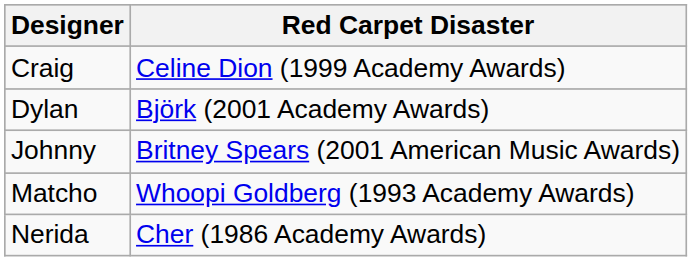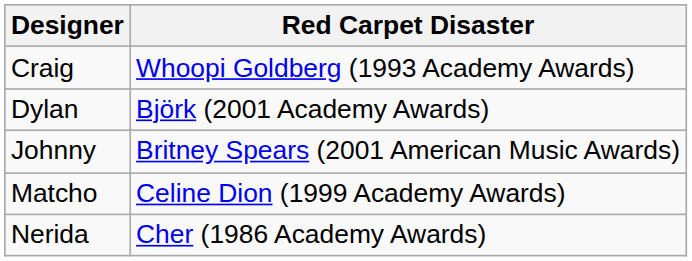(351, 67) Celine Dion (1999 Academy Awards) -> (385, 67) Whoopi Goldberg (1993 Academy Awards)
(385, 192) Whoopi Goldberg (1993 Academy Awards) -> (351, 192) Celine Dion (1999 Academy Awards)
